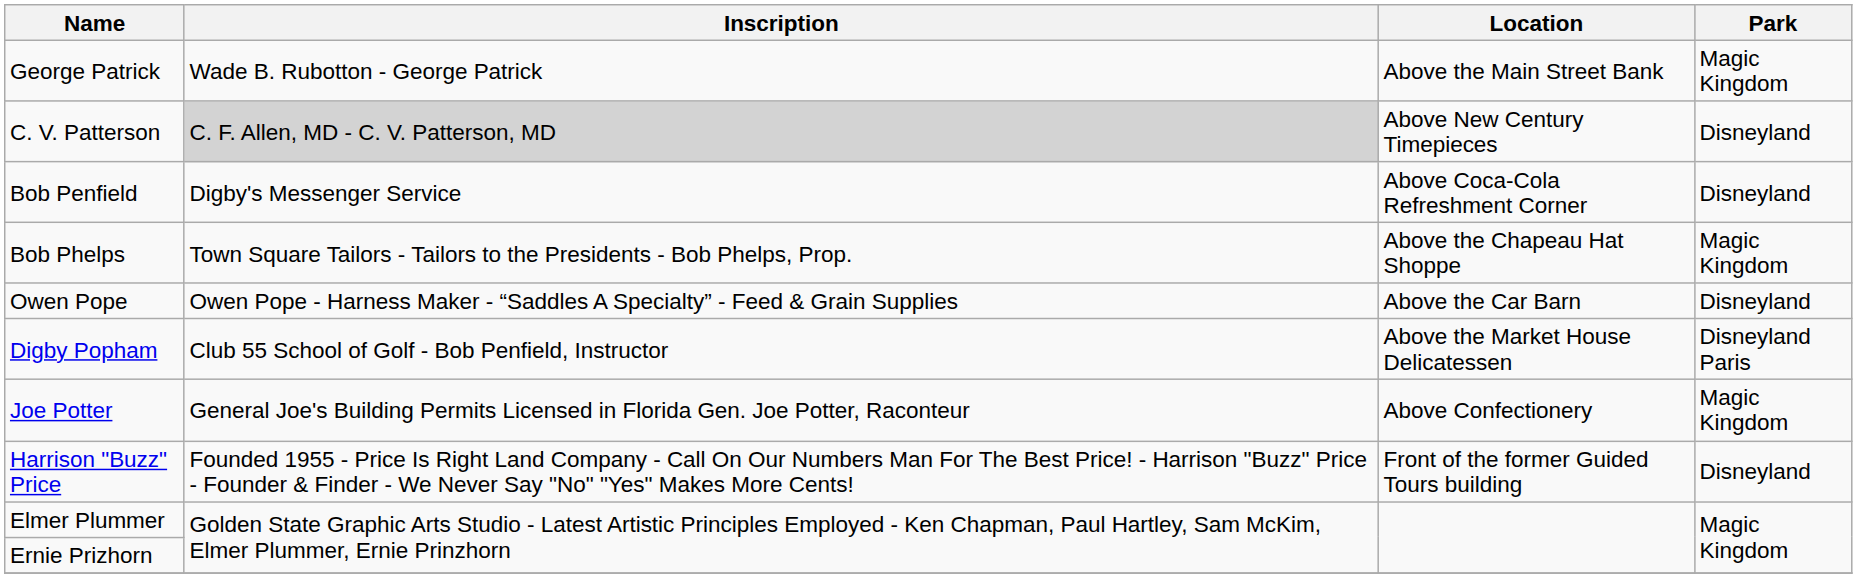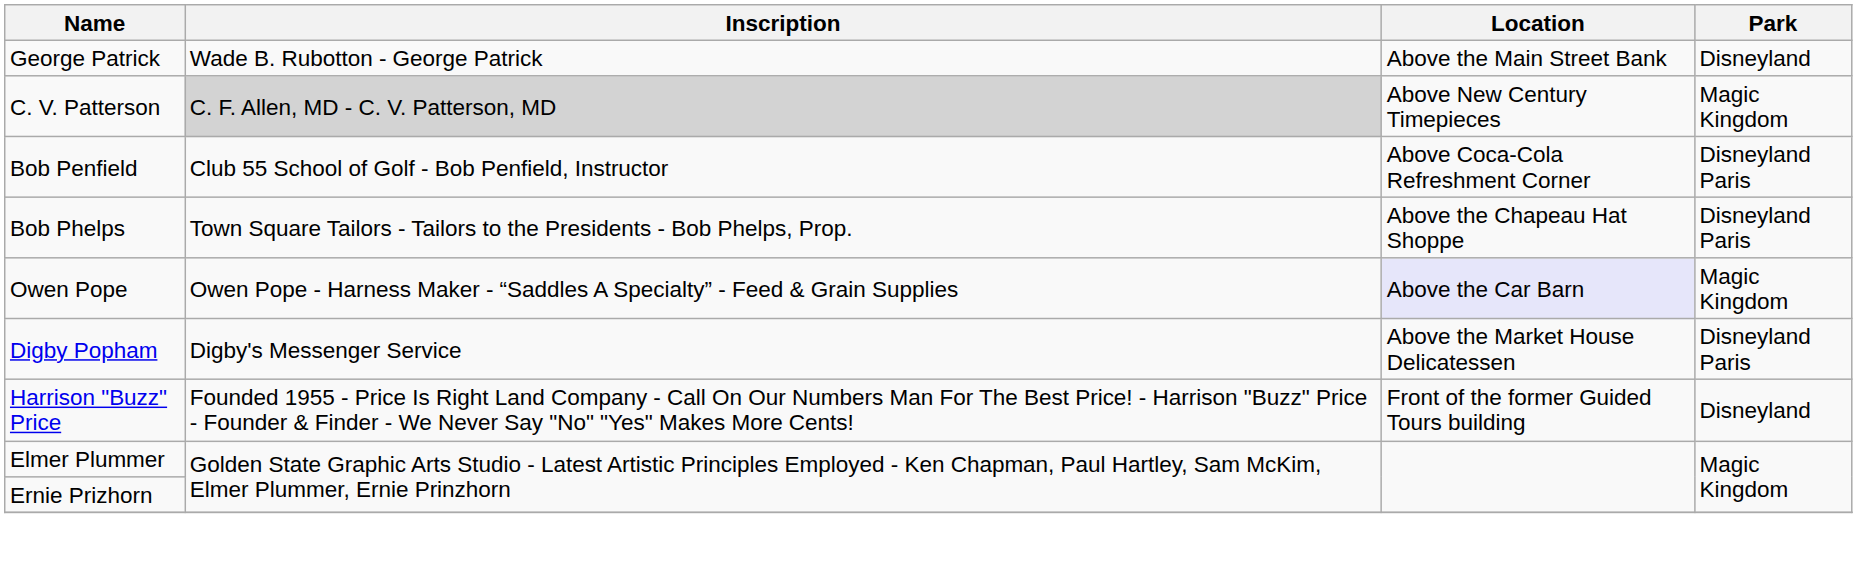(1744, 71) Magic Kingdom -> (1755, 58) Disneyland
(1755, 132) Disneyland -> (1744, 107) Magic Kingdom
(325, 192) Digby's Messenger Service -> (429, 167) Club 55 School of Golf - Bob Penfield, Instructor
(1755, 192) Disneyland -> (1755, 167) Disneyland Paris
(1744, 253) Magic Kingdom -> (1755, 228) Disneyland Paris
(1482, 301) no background -> (1485, 289) lavender background
(1755, 301) Disneyland -> (1744, 289) Magic Kingdom
(429, 350) Club 55 School of Golf - Bob Penfield, Instructor -> (326, 350) Digby's Messenger Service
- row: (61, 410)
